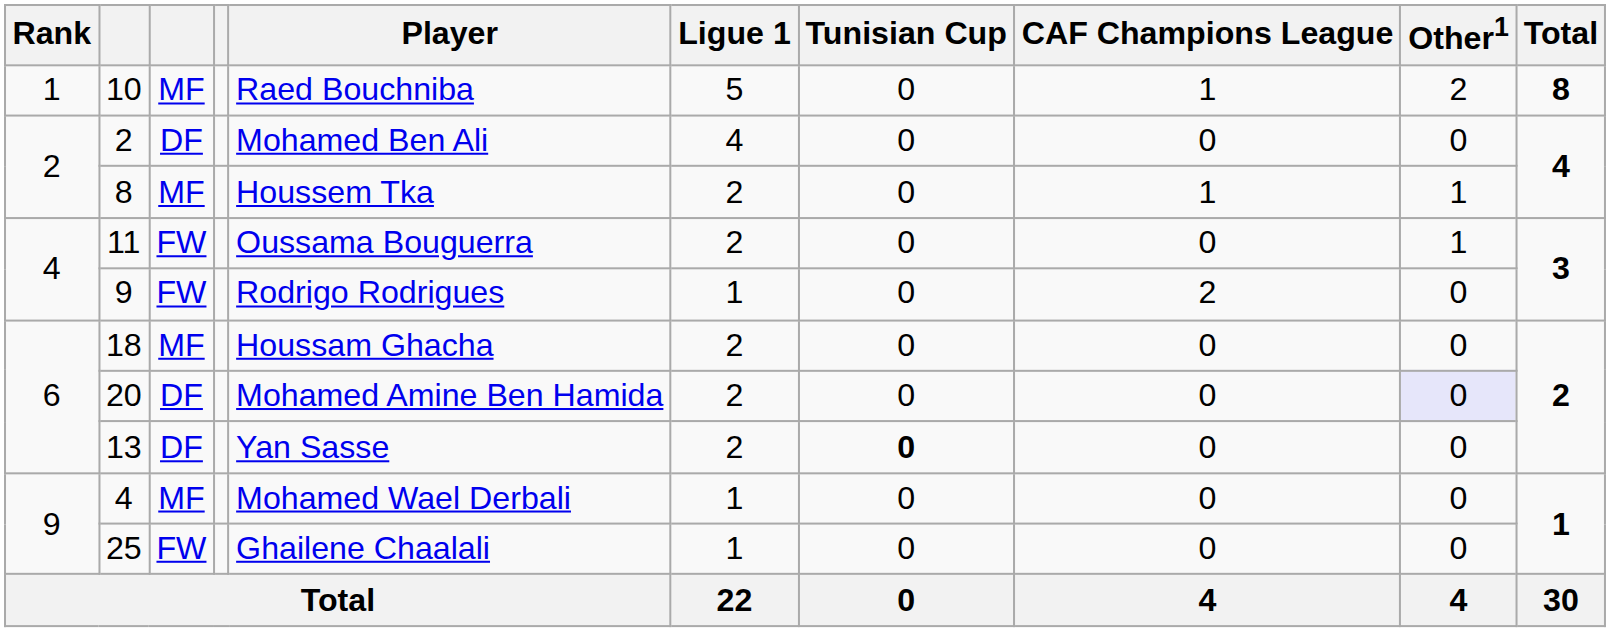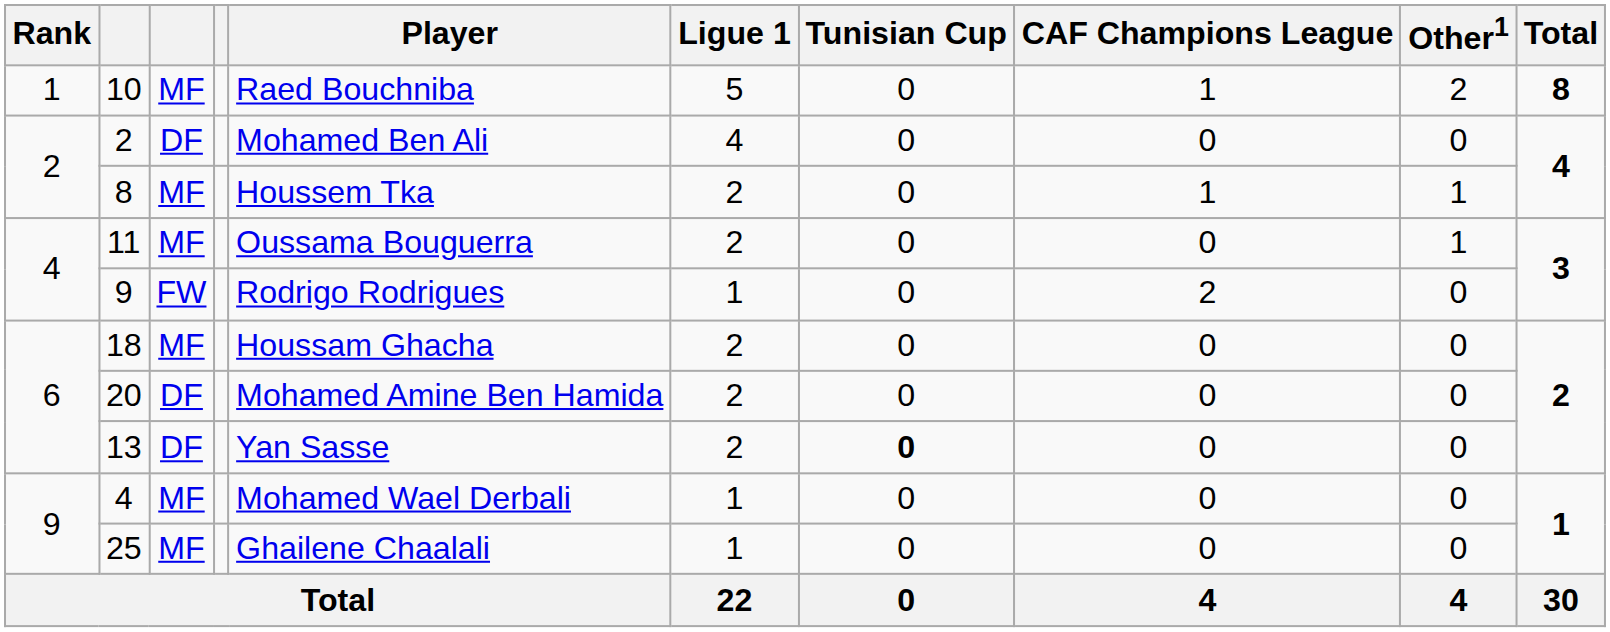(181, 242) FW -> (181, 242) MF
(1459, 395) lavender background -> (1459, 395) no background
(181, 548) FW -> (181, 548) MF
